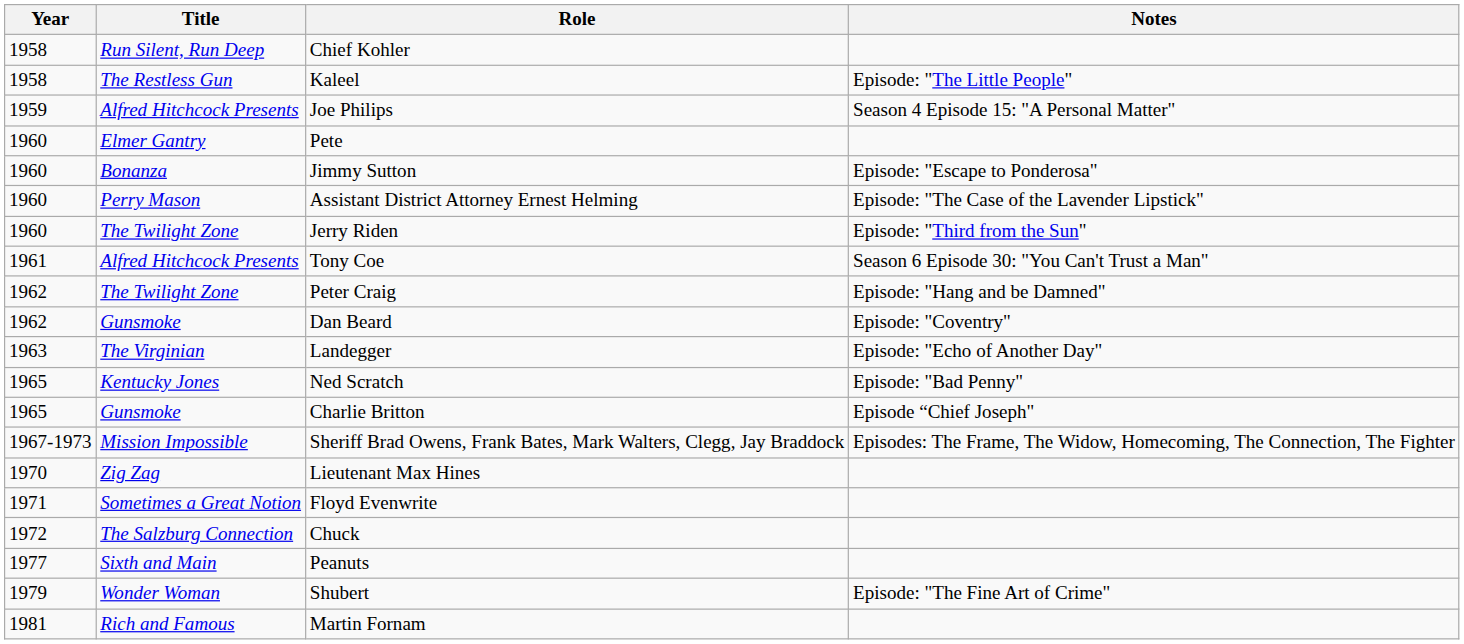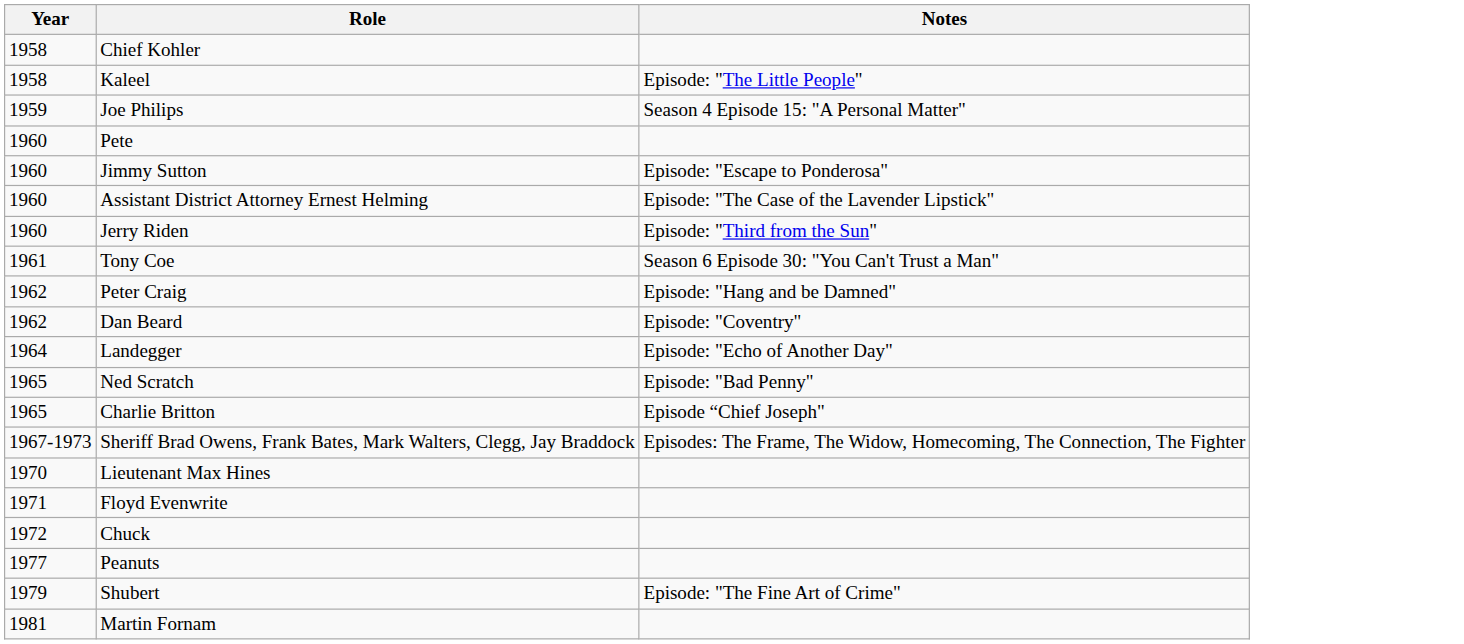- column: (201, 19)
(28, 351) 1963 -> (28, 351) 1964
